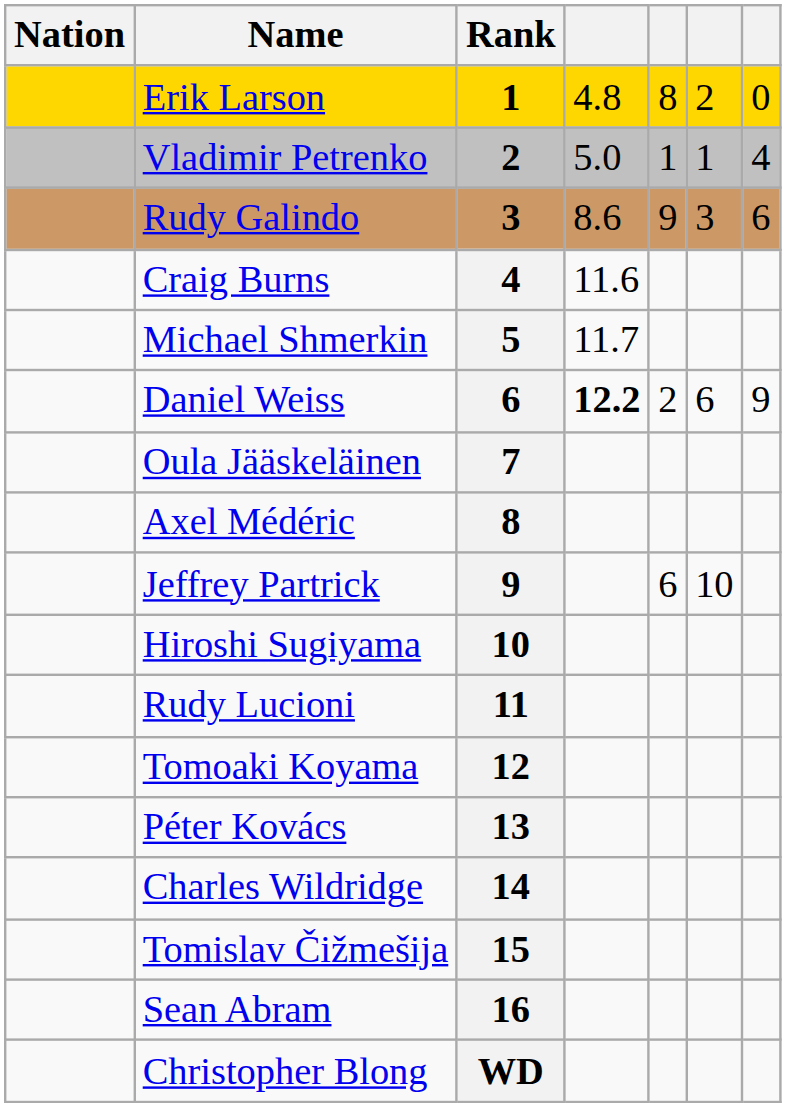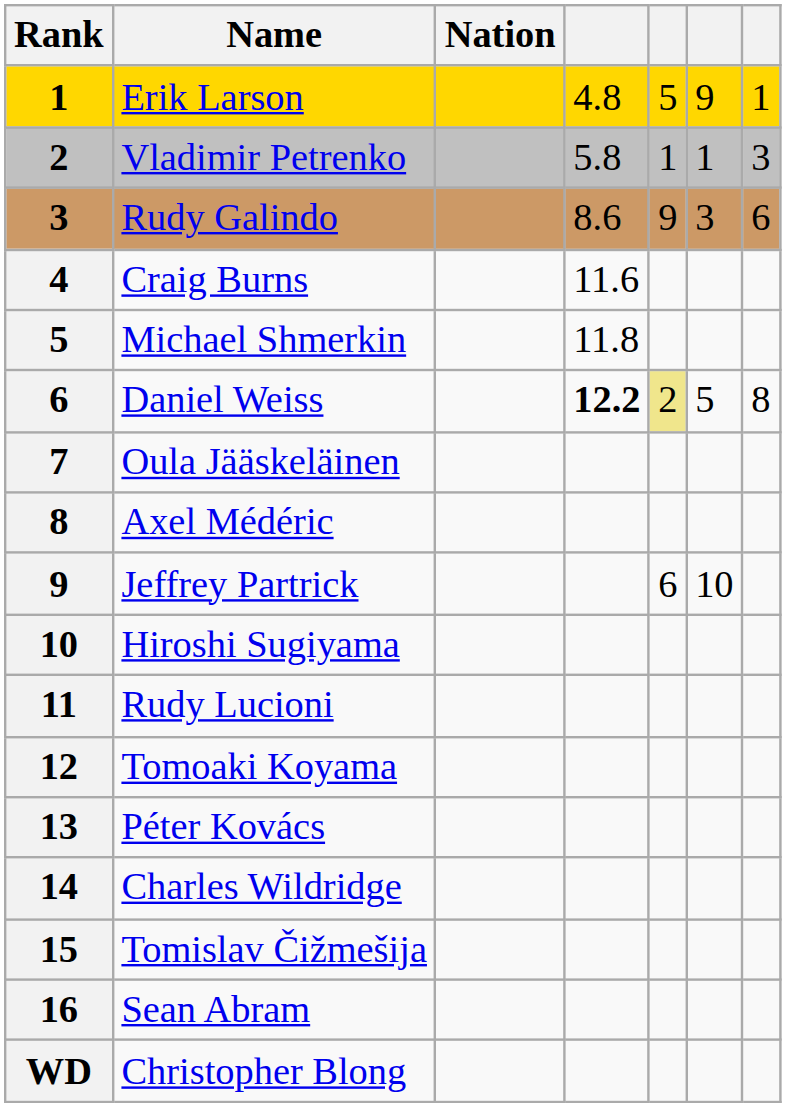columns swapped: (511, 34) <-> (70, 34)
(668, 95) 8 -> (668, 95) 5
(705, 95) 2 -> (705, 95) 9
(761, 95) 0 -> (761, 95) 1
(597, 156) 5.0 -> (597, 156) 5.8
(761, 156) 4 -> (761, 156) 3
(606, 339) 11.7 -> (606, 339) 11.8
(668, 400) no background -> (668, 400) khaki background
(705, 400) 6 -> (705, 400) 5
(761, 400) 9 -> (761, 400) 8
